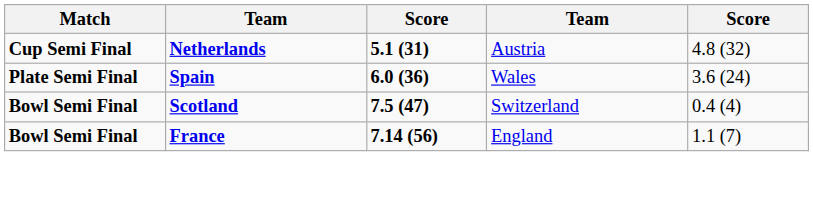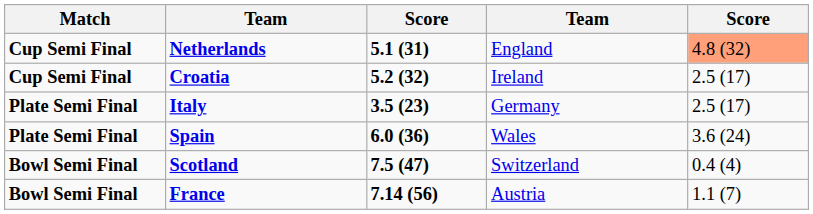(518, 48) Austria -> (522, 48) England
(721, 48) no background -> (721, 48) lightsalmon background
+ row: (200, 77)
+ row: (188, 106)
(522, 135) England -> (518, 194) Austria
